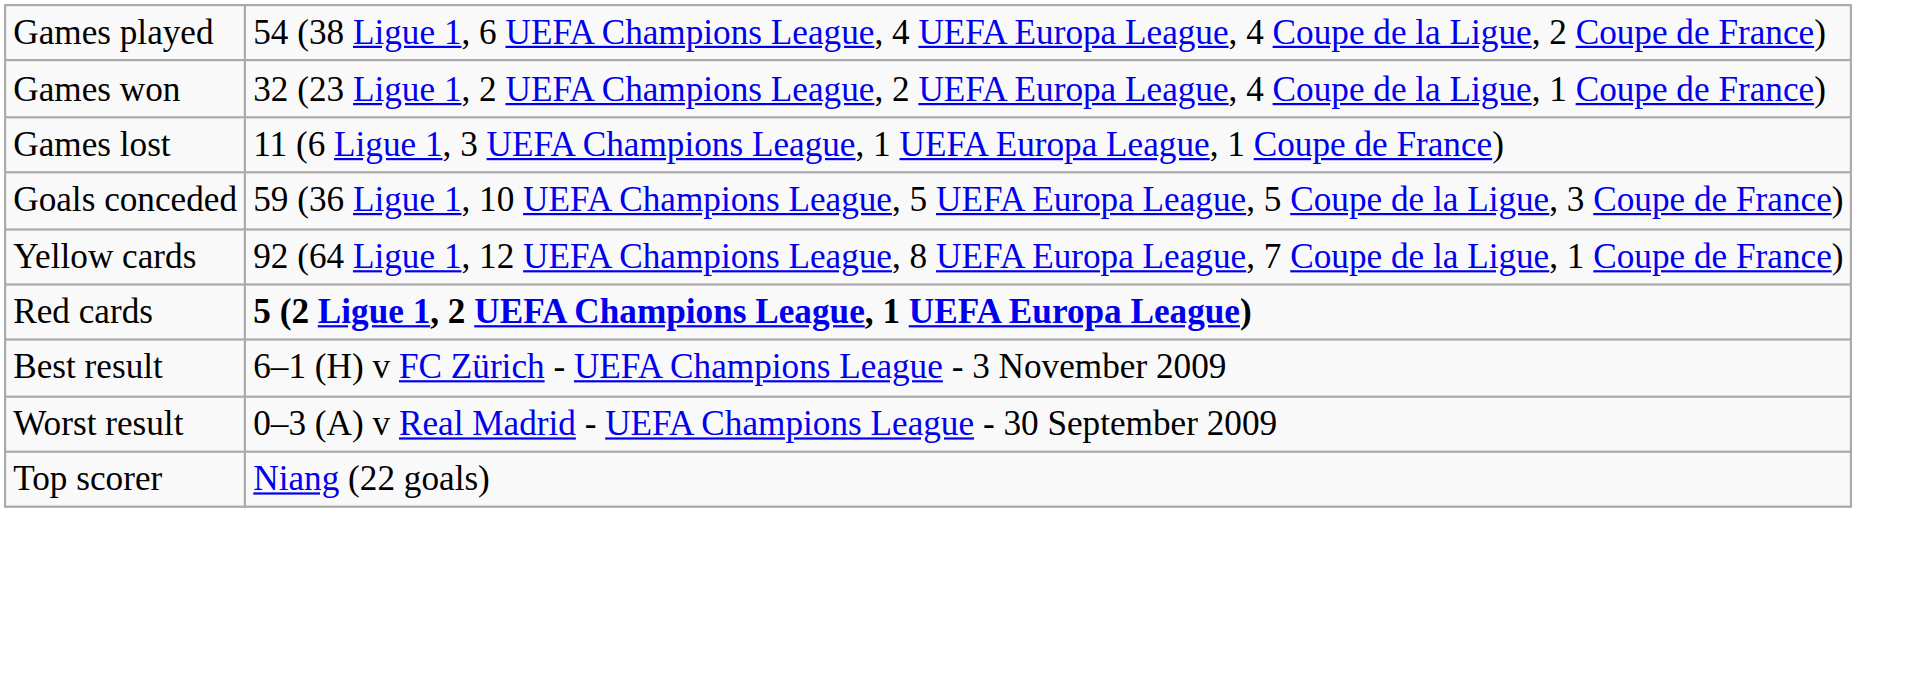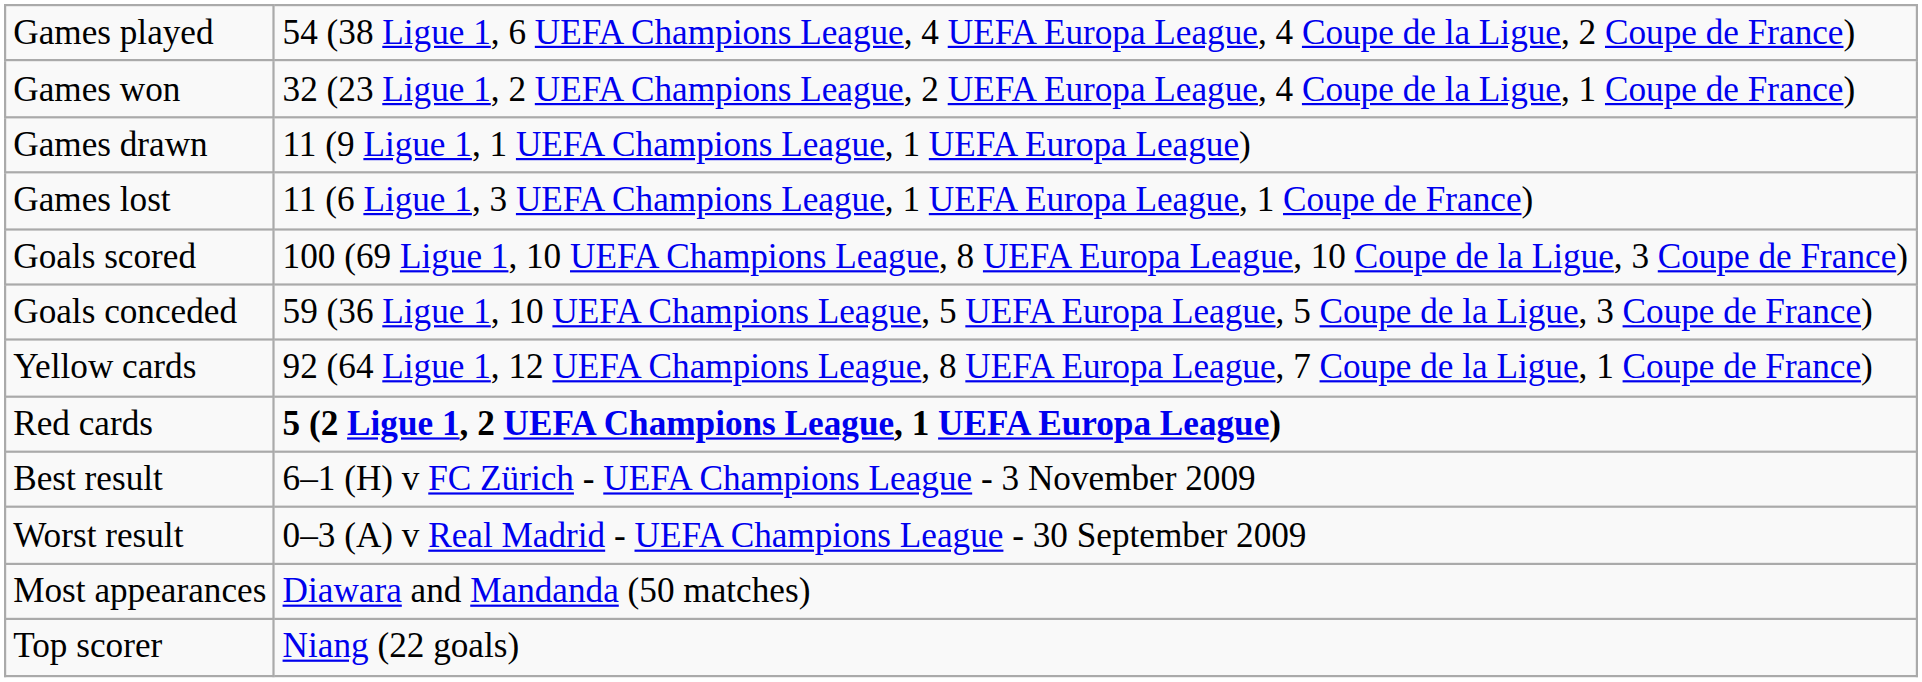+ row: (110, 144)
+ row: (105, 255)
+ row: (140, 590)
